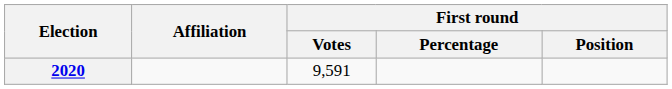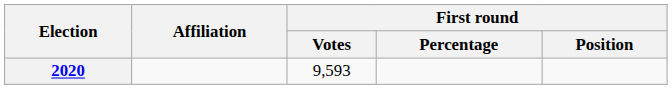(332, 71) 9,591 -> (332, 71) 9,593
